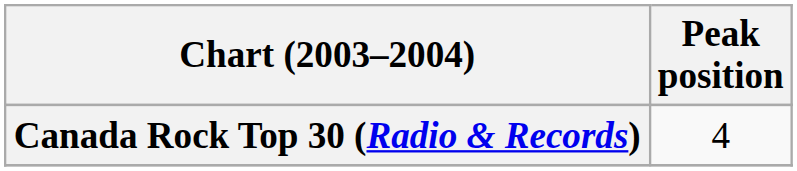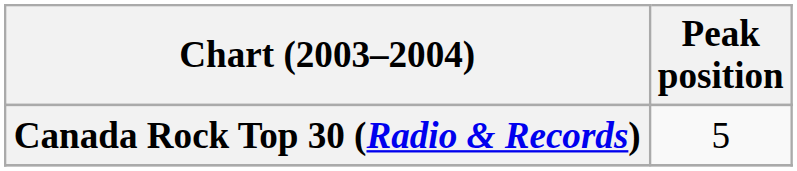(721, 134) 4 -> (721, 134) 5
